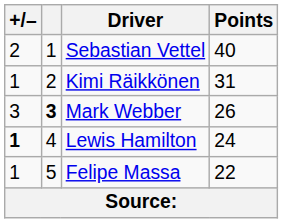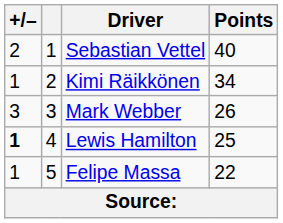(225, 80) 31 -> (225, 80) 34
(51, 111) bold -> (51, 111) normal
(225, 141) 24 -> (225, 141) 25
